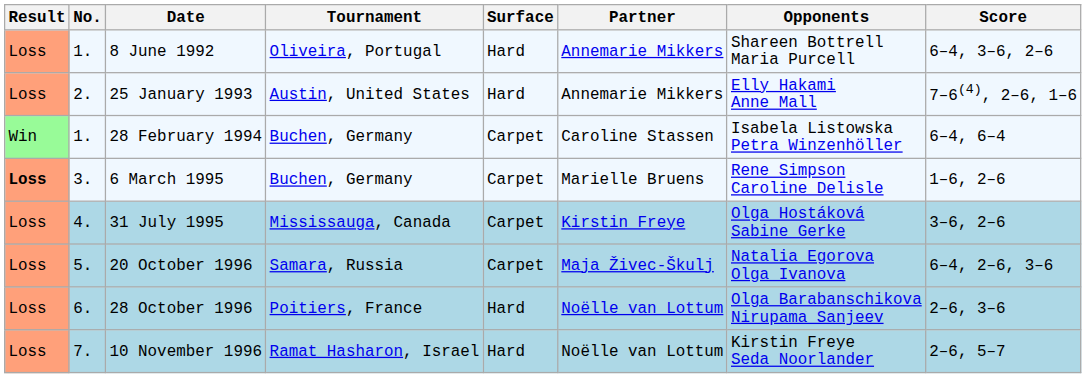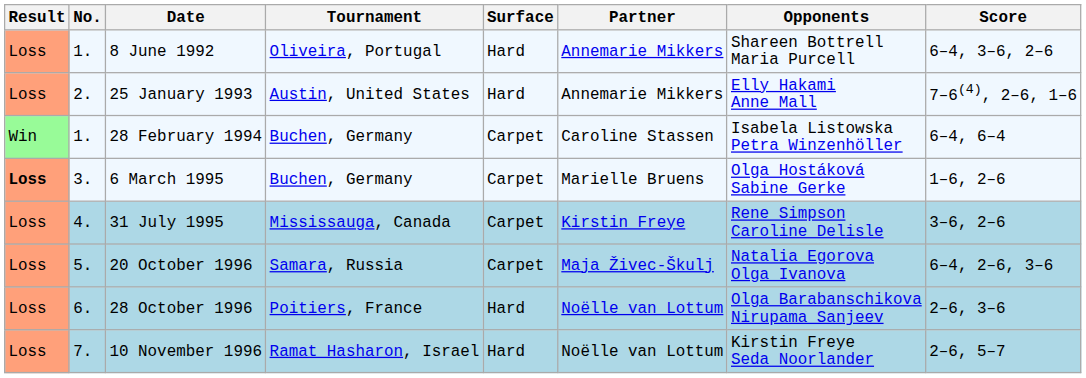(807, 180) Rene Simpson Caroline Delisle -> (798, 180) Olga Hostáková Sabine Gerke
(798, 222) Olga Hostáková Sabine Gerke -> (807, 222) Rene Simpson Caroline Delisle
